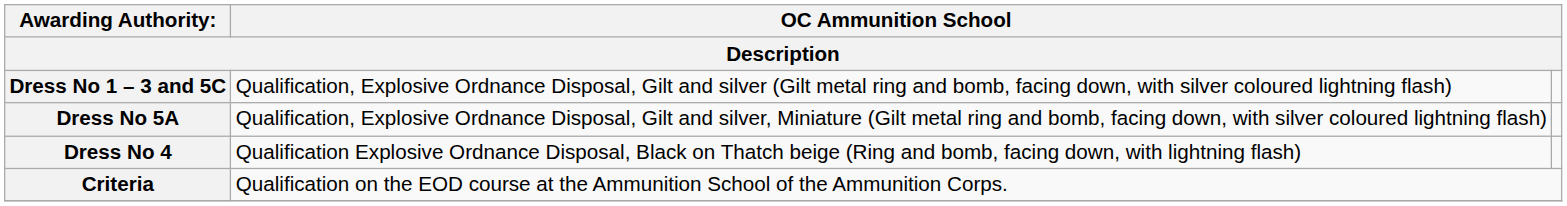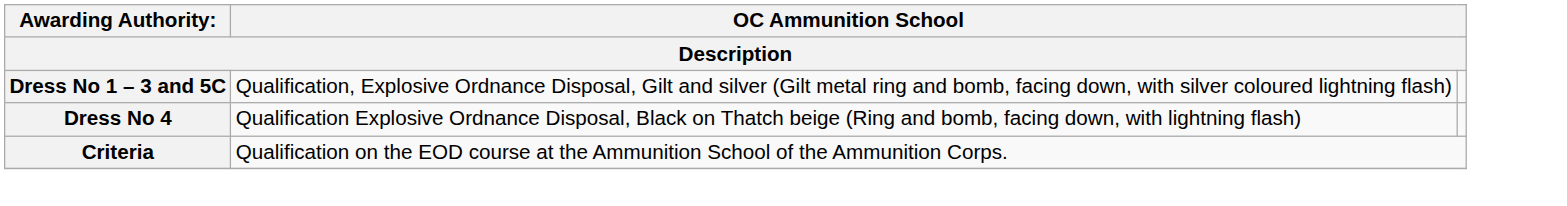- row: (118, 119)
